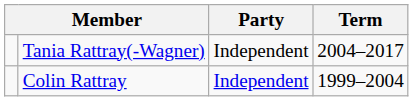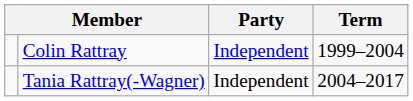rows swapped: (75, 80) <-> (114, 50)
